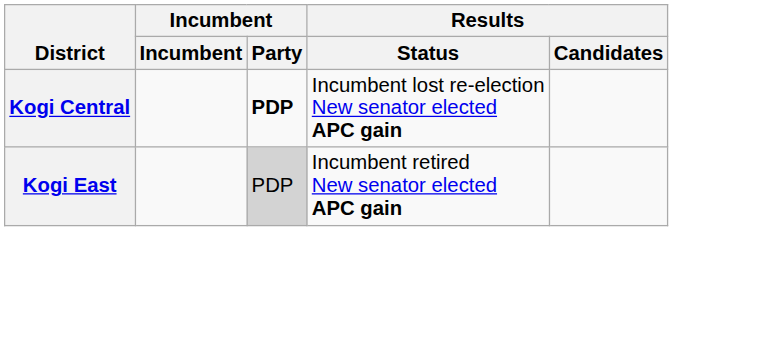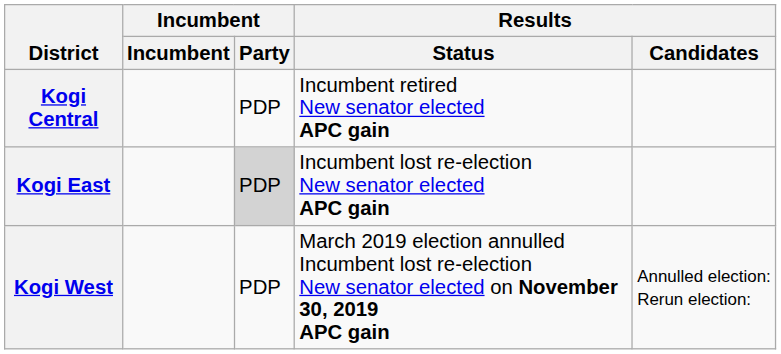(272, 107) bold -> (260, 107) normal
(428, 107) Incumbent lost re-election New senator elected APC gain -> (392, 107) Incumbent retired New senator elected APC gain
(404, 185) Incumbent retired New senator elected APC gain -> (416, 185) Incumbent lost re-election New senator elected APC gain
+ row: (63, 286)
